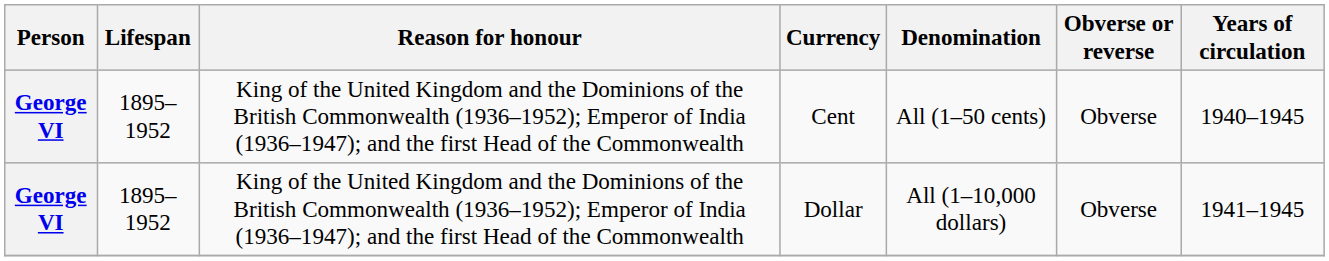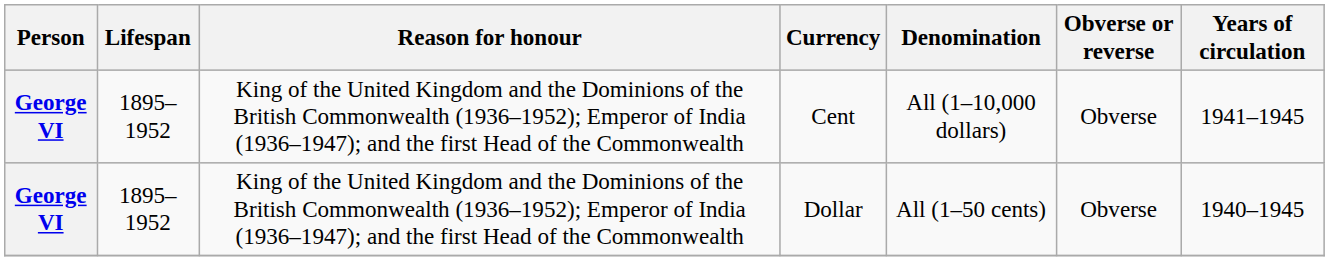(971, 116) All (1–50 cents) -> (971, 116) All (1–10,000 dollars)
(1252, 116) 1940–1945 -> (1252, 116) 1941–1945
(971, 209) All (1–10,000 dollars) -> (971, 209) All (1–50 cents)
(1252, 209) 1941–1945 -> (1252, 209) 1940–1945
